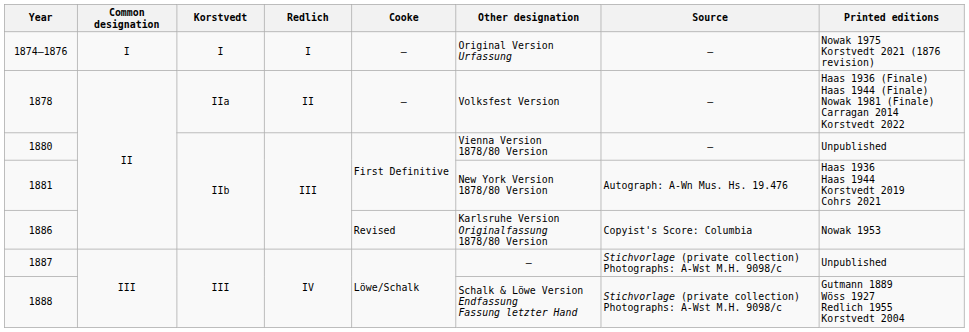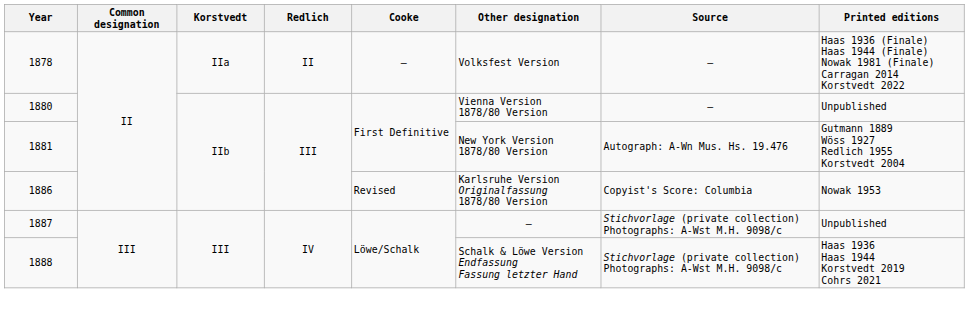- row: (41, 51)
(863, 185) Haas 1936 Haas 1944 Korstvedt 2019 Cohrs 2021 -> (863, 146) Gutmann 1889 Wöss 1927 Redlich 1955 Korstvedt 2004
(863, 302) Gutmann 1889 Wöss 1927 Redlich 1955 Korstvedt 2004 -> (863, 263) Haas 1936 Haas 1944 Korstvedt 2019 Cohrs 2021
